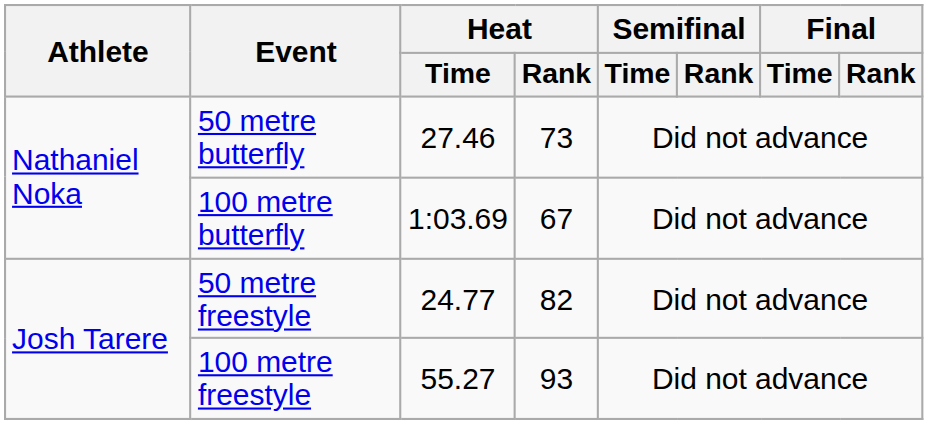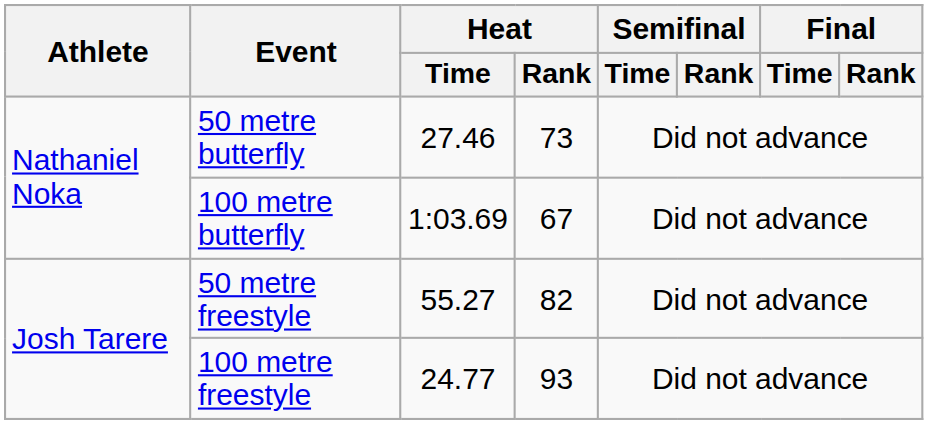(458, 299) 24.77 -> (458, 299) 55.27
(458, 380) 55.27 -> (458, 380) 24.77
